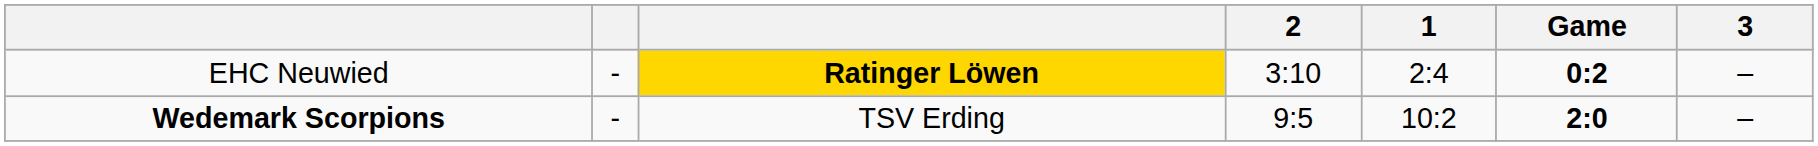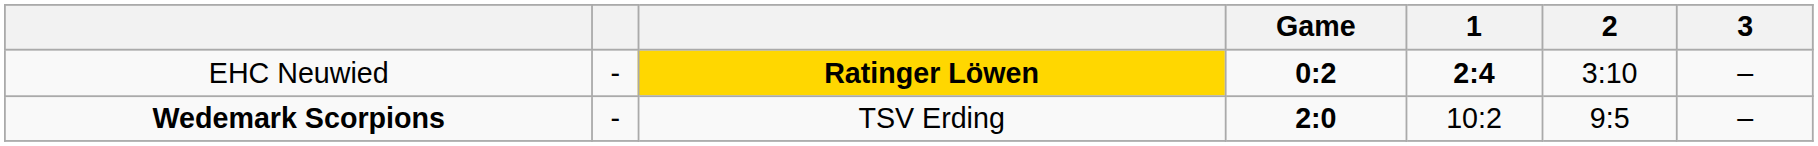columns swapped: (1587, 27) <-> (1293, 27)
(1429, 72) normal -> (1474, 72) bold
